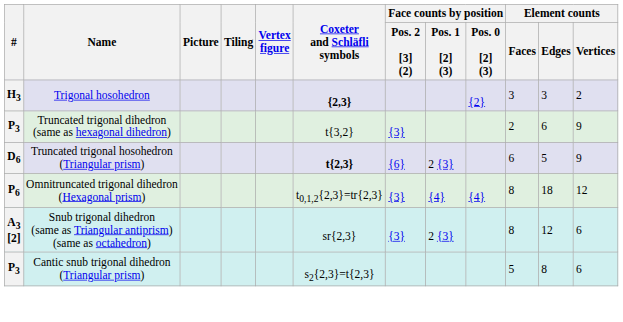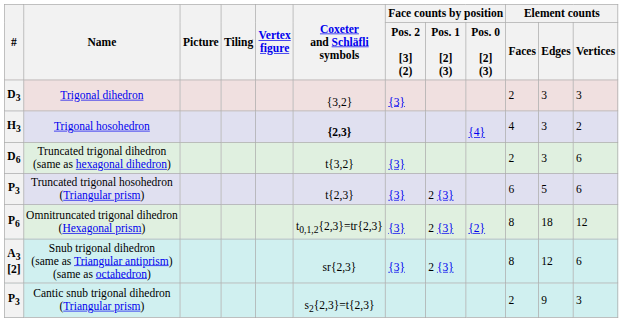+ row: (102, 95)
(477, 102) {2} -> (477, 133) {4}
(511, 95) 3 -> (511, 126) 4
(14, 126) P3 -> (14, 157) D6
(544, 126) 6 -> (544, 157) 3
(579, 126) 9 -> (579, 157) 6
(14, 157) D6 -> (14, 189) P3
(339, 164) bold -> (339, 195) normal
(397, 164) {6} -> (397, 195) {3}
(579, 157) 9 -> (579, 189) 6
(437, 197) {4} -> (441, 228) 2 {3}
(477, 197) {4} -> (477, 228) {2}
(511, 269) 5 -> (511, 300) 2
(544, 269) 8 -> (544, 300) 9
(579, 269) 6 -> (579, 300) 3
